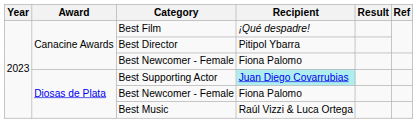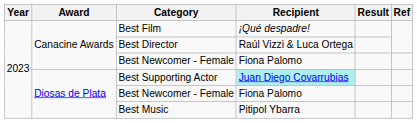(269, 45) Pitipol Ybarra -> (296, 45) Raúl Vizzi & Luca Ortega
(296, 110) Raúl Vizzi & Luca Ortega -> (269, 110) Pitipol Ybarra
